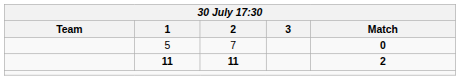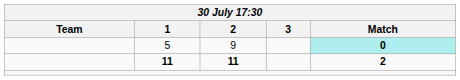(233, 45) 7 -> (233, 45) 9
(383, 45) no background -> (383, 45) paleturquoise background
